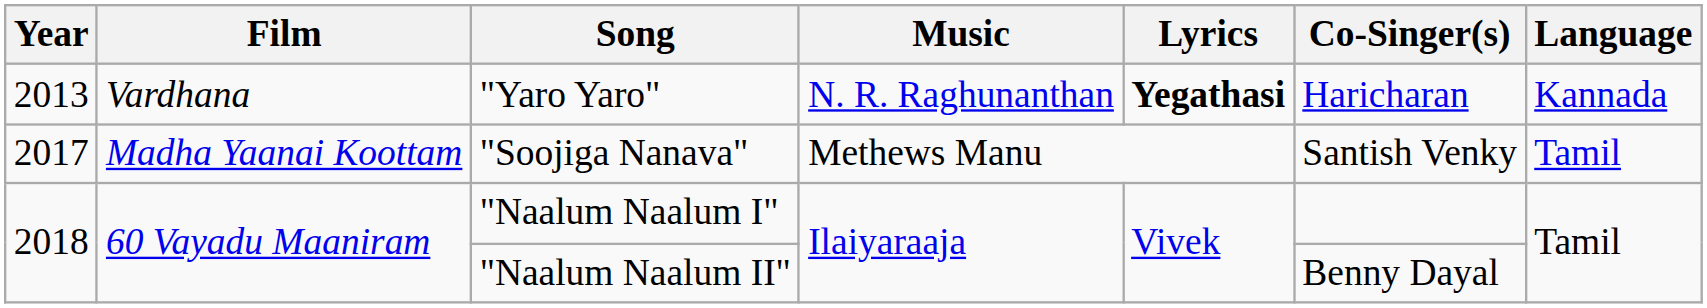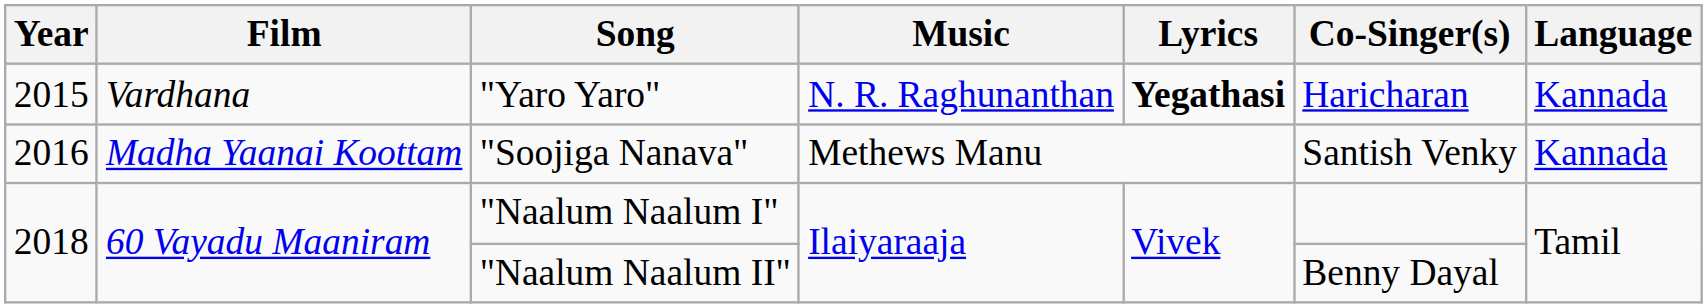(51, 93) 2013 -> (51, 93) 2015
(51, 152) 2017 -> (51, 152) 2016
(1578, 152) Tamil -> (1601, 152) Kannada
